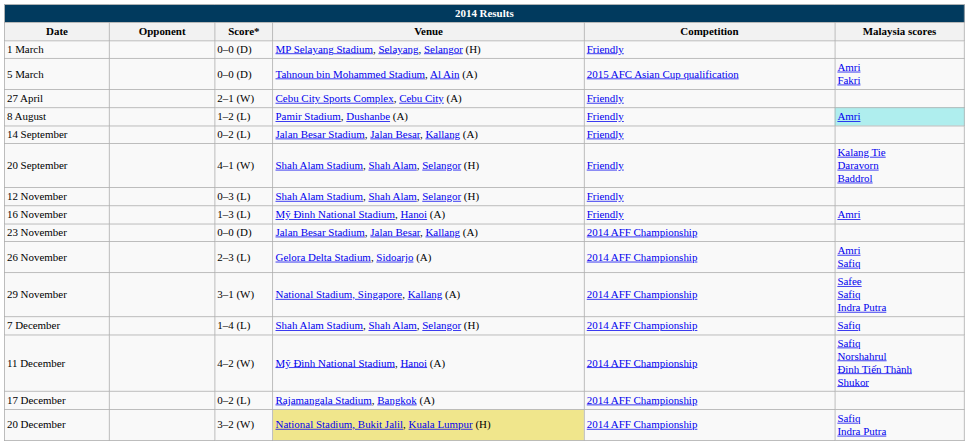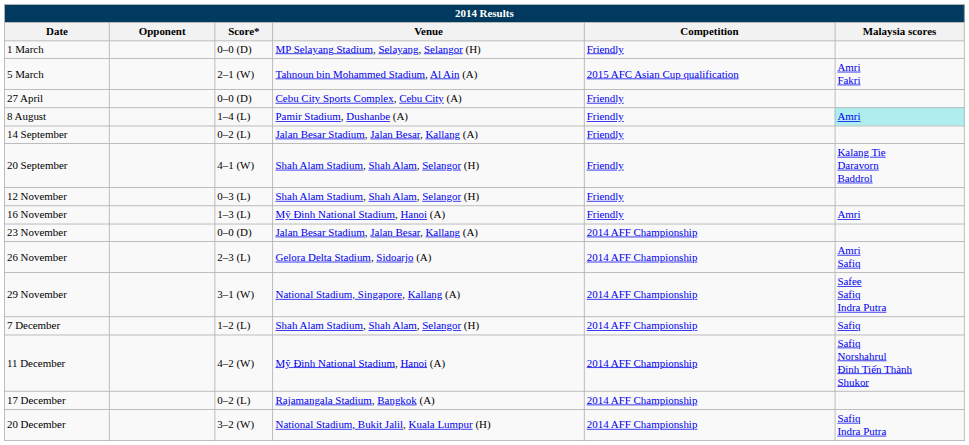(234, 74) 0–0 (D) -> (236, 74) 2–1 (W)
(236, 99) 2–1 (W) -> (234, 99) 0–0 (D)
(234, 117) 1–2 (L) -> (234, 117) 1–4 (L)
(234, 326) 1–4 (L) -> (234, 326) 1–2 (L)
(383, 425) khaki background -> (383, 425) no background
